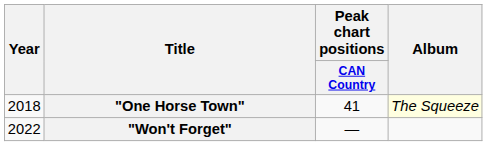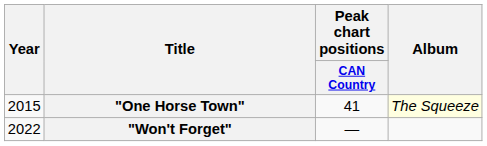(24, 106) 2018 -> (24, 106) 2015
